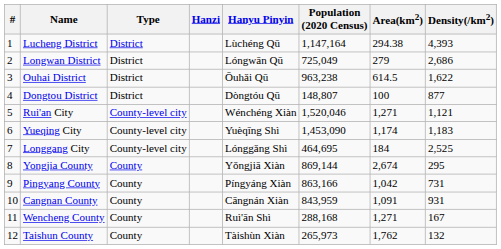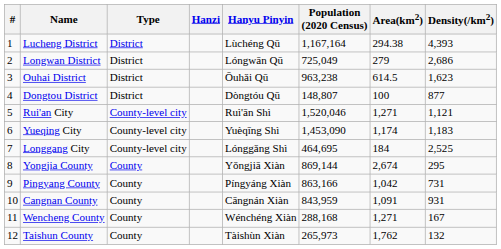(324, 43) 1,147,164 -> (324, 43) 1,167,164
(440, 78) 1,622 -> (440, 78) 1,623
(261, 113) Wénchéng Xiàn -> (248, 113) Ruì'ān Shì
(248, 218) Ruì'ān Shì -> (261, 218) Wénchéng Xiàn
